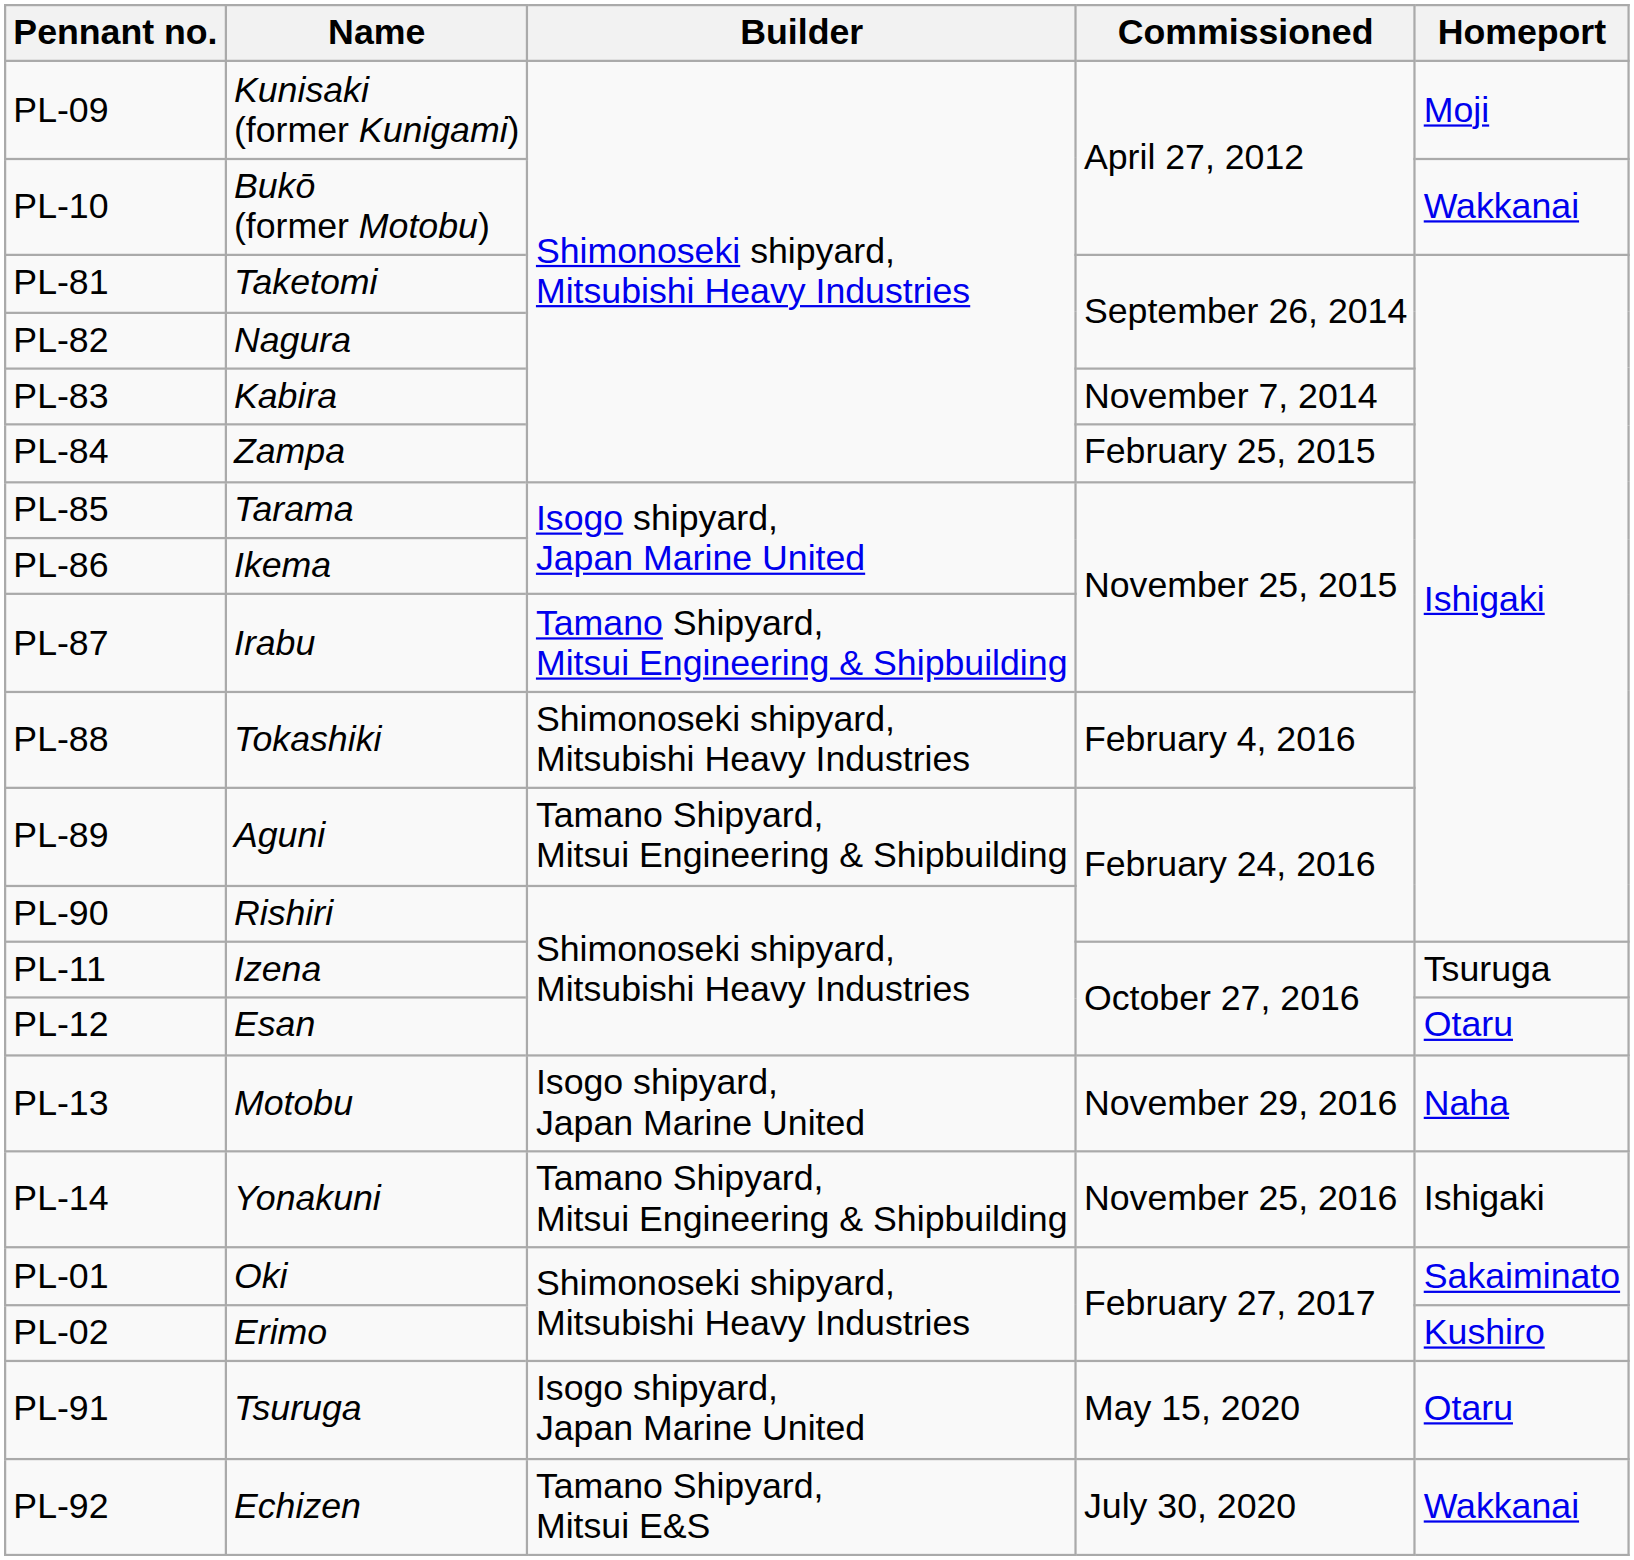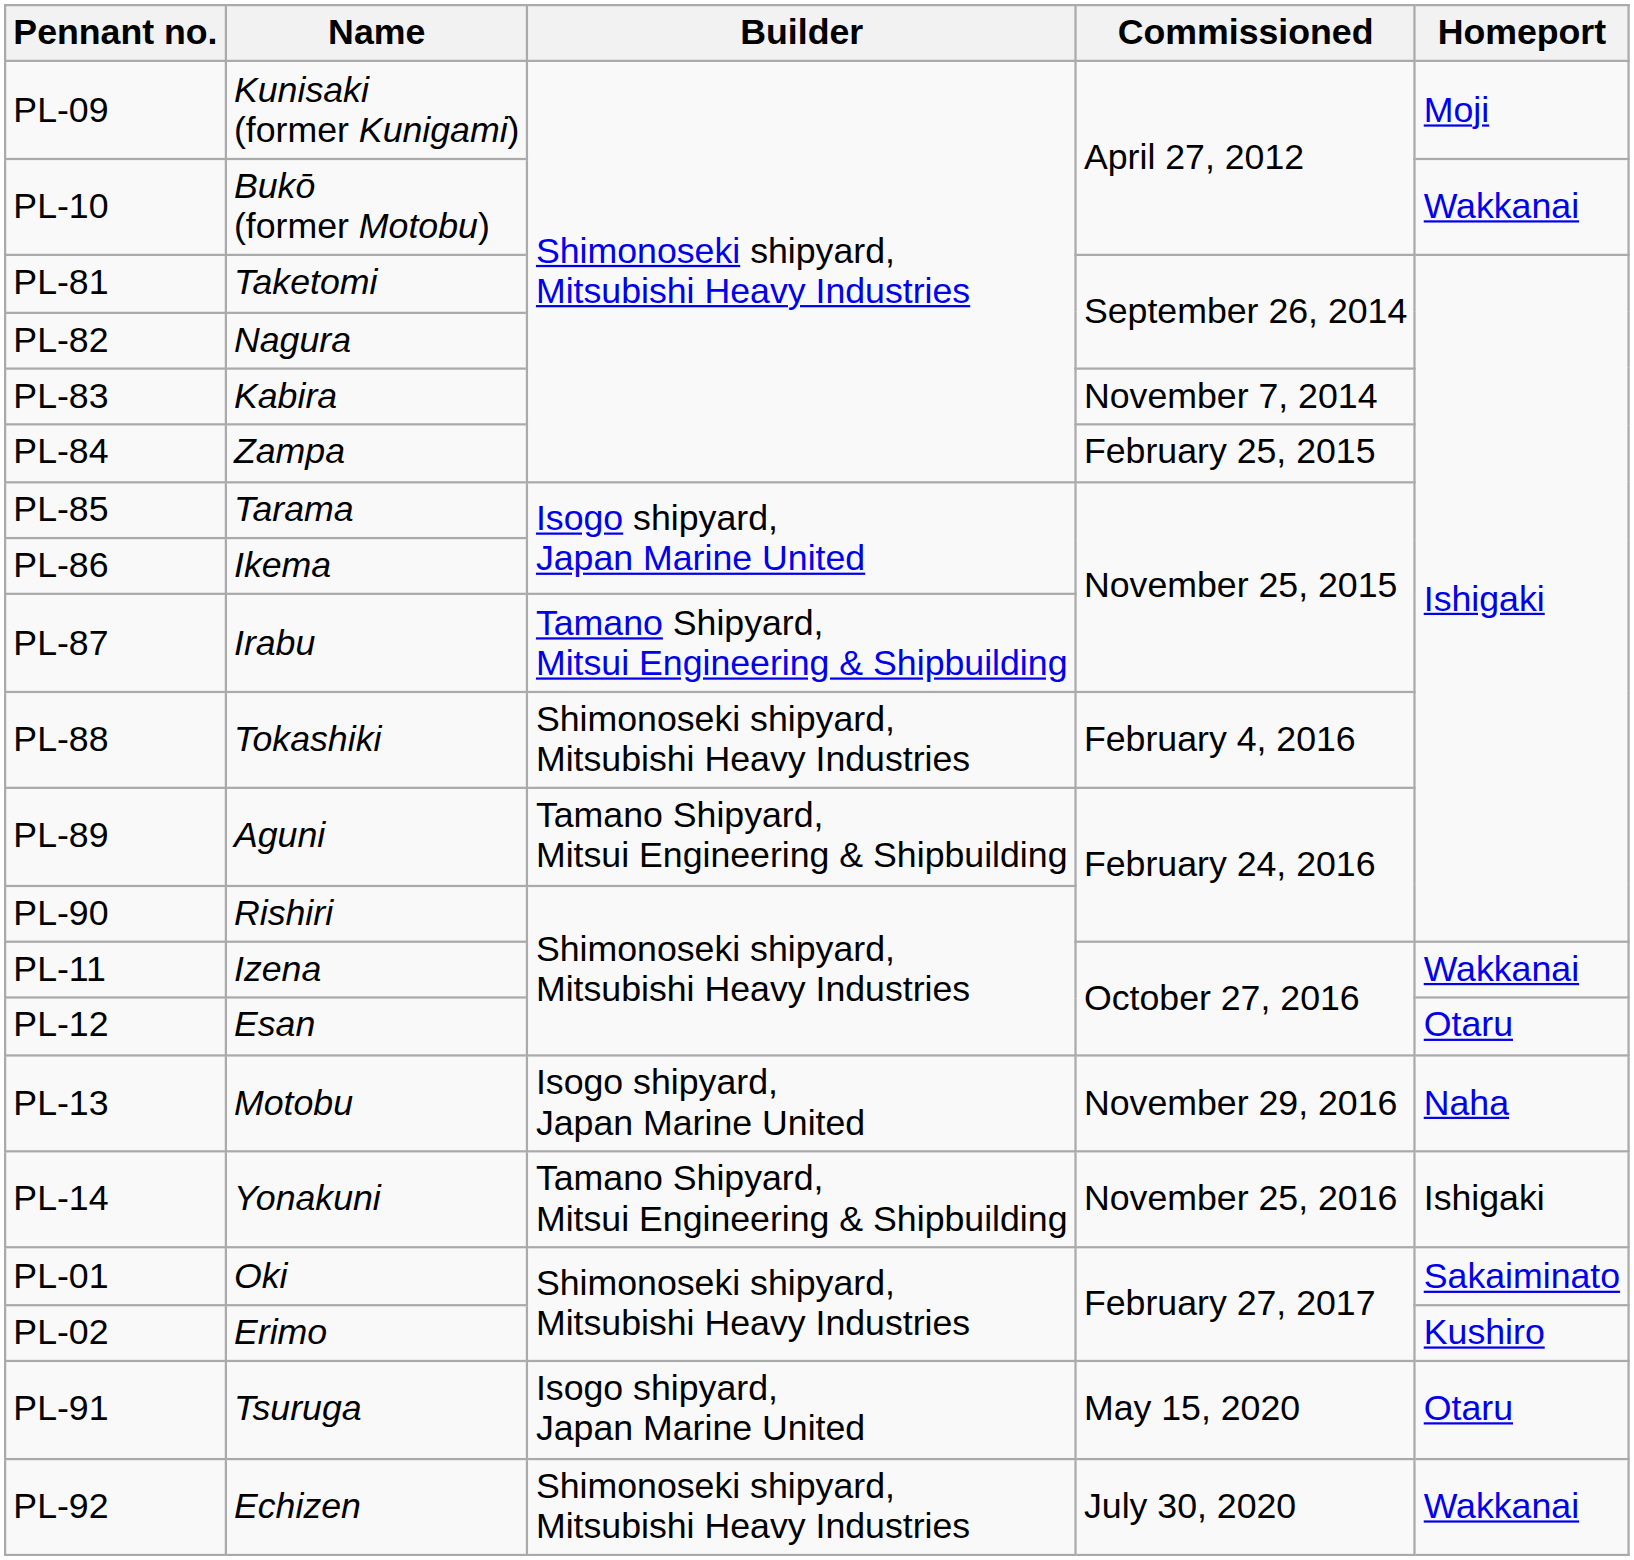(1487, 969) Tsuruga -> (1501, 969) Wakkanai
(680, 1505) Tamano Shipyard, Mitsui E&S -> (753, 1505) Shimonoseki shipyard, Mitsubishi Heavy Industries
